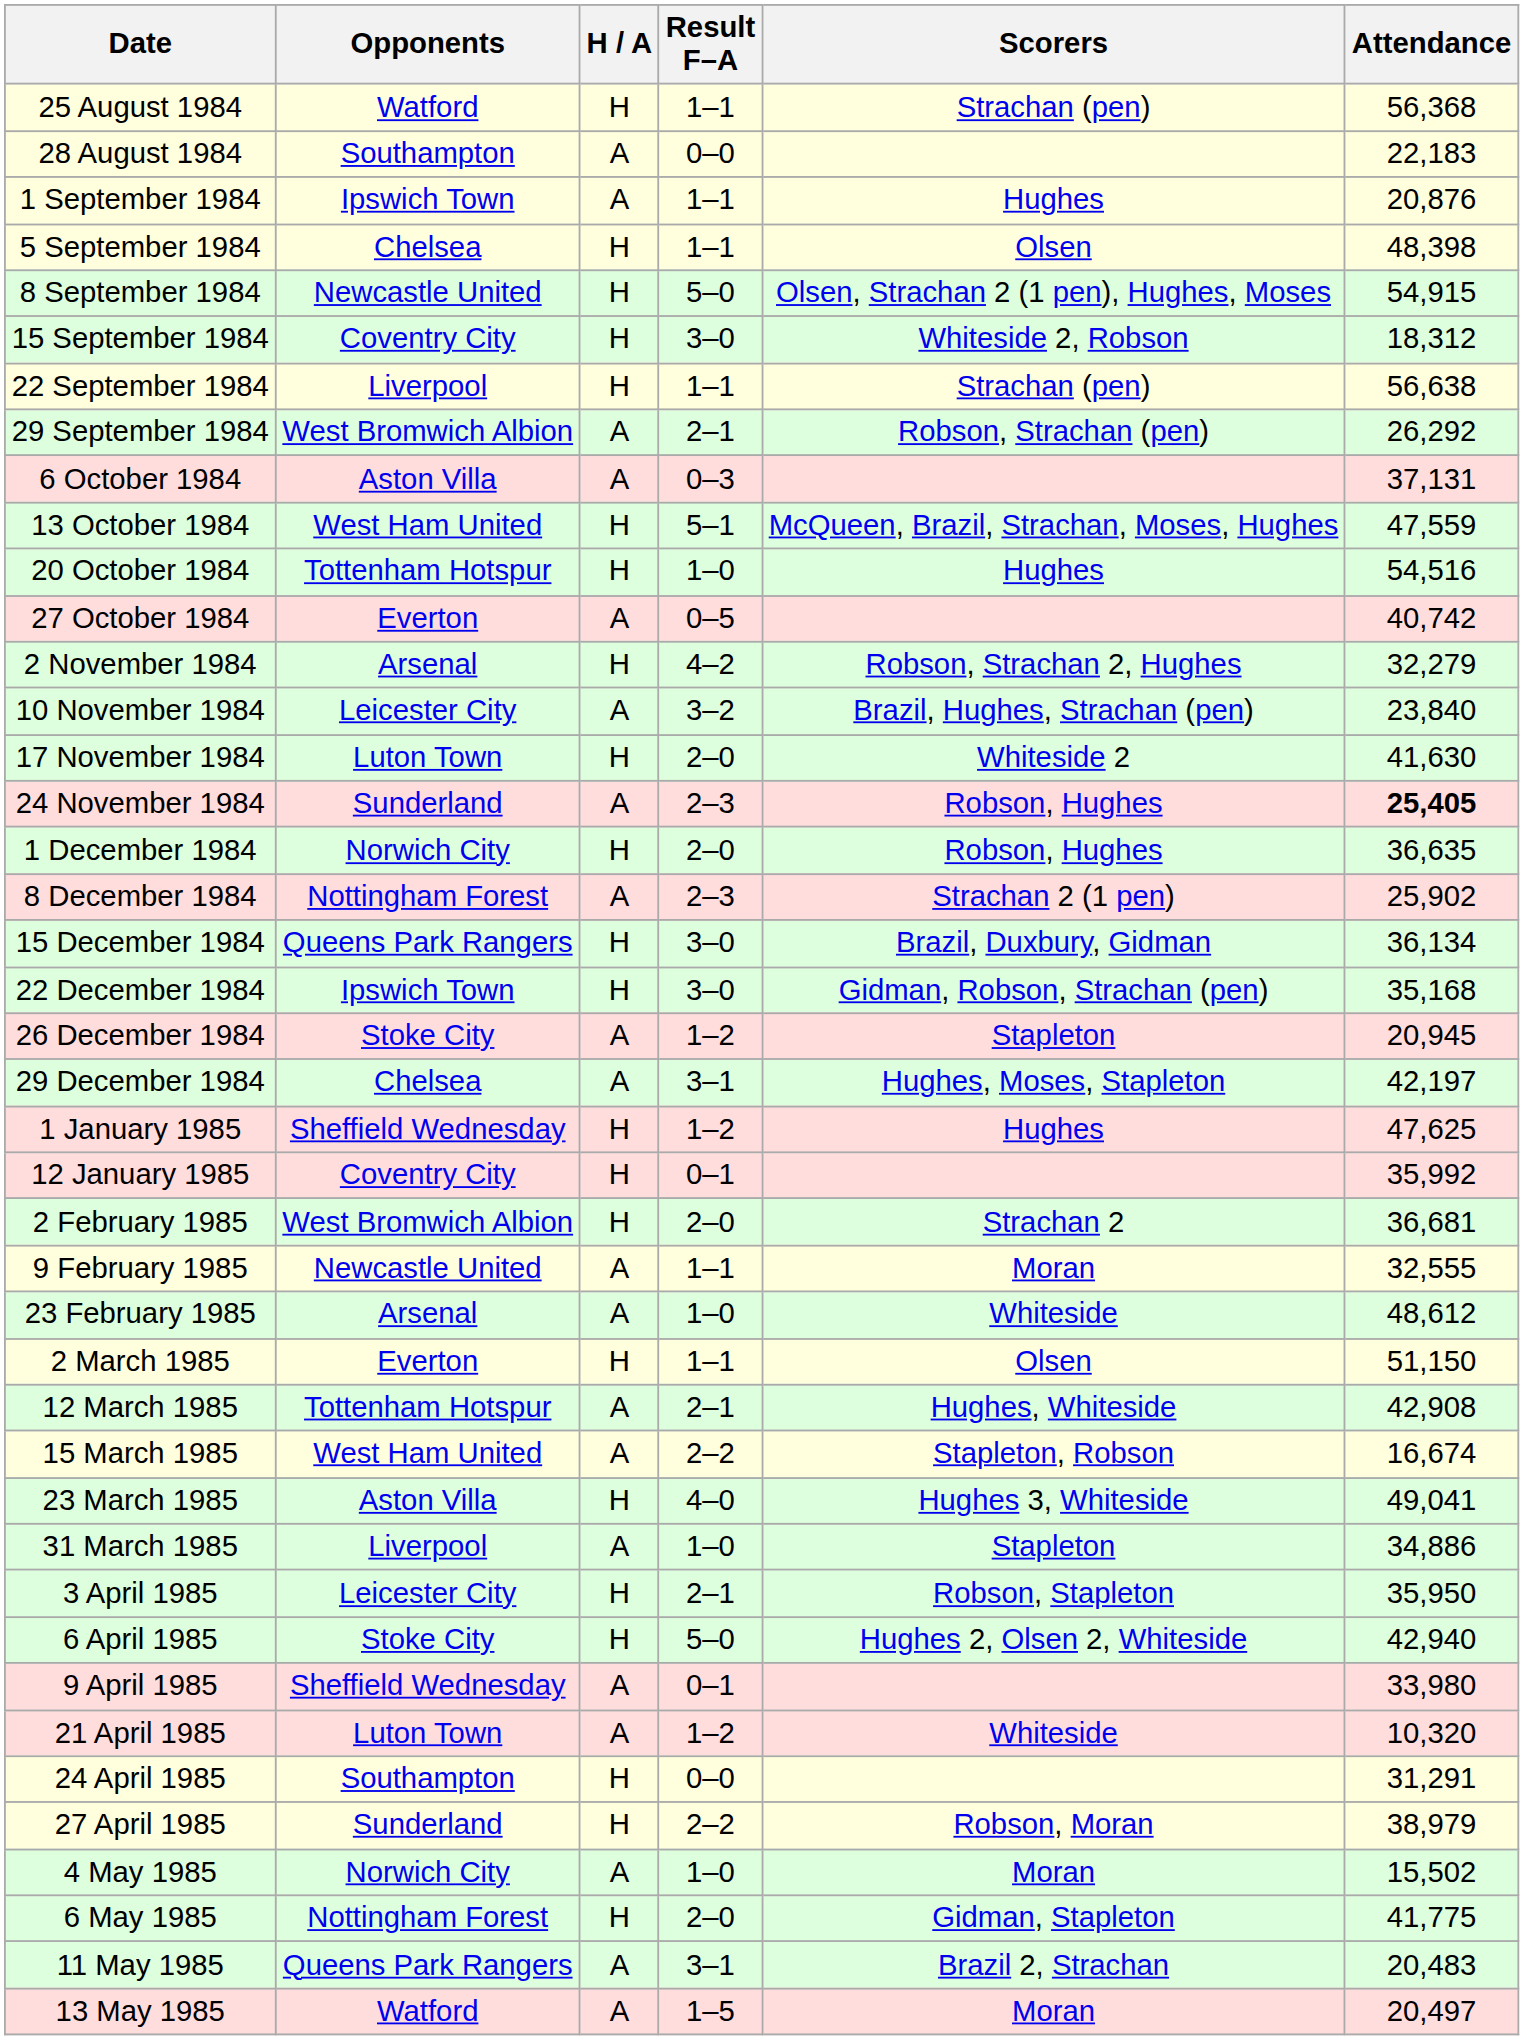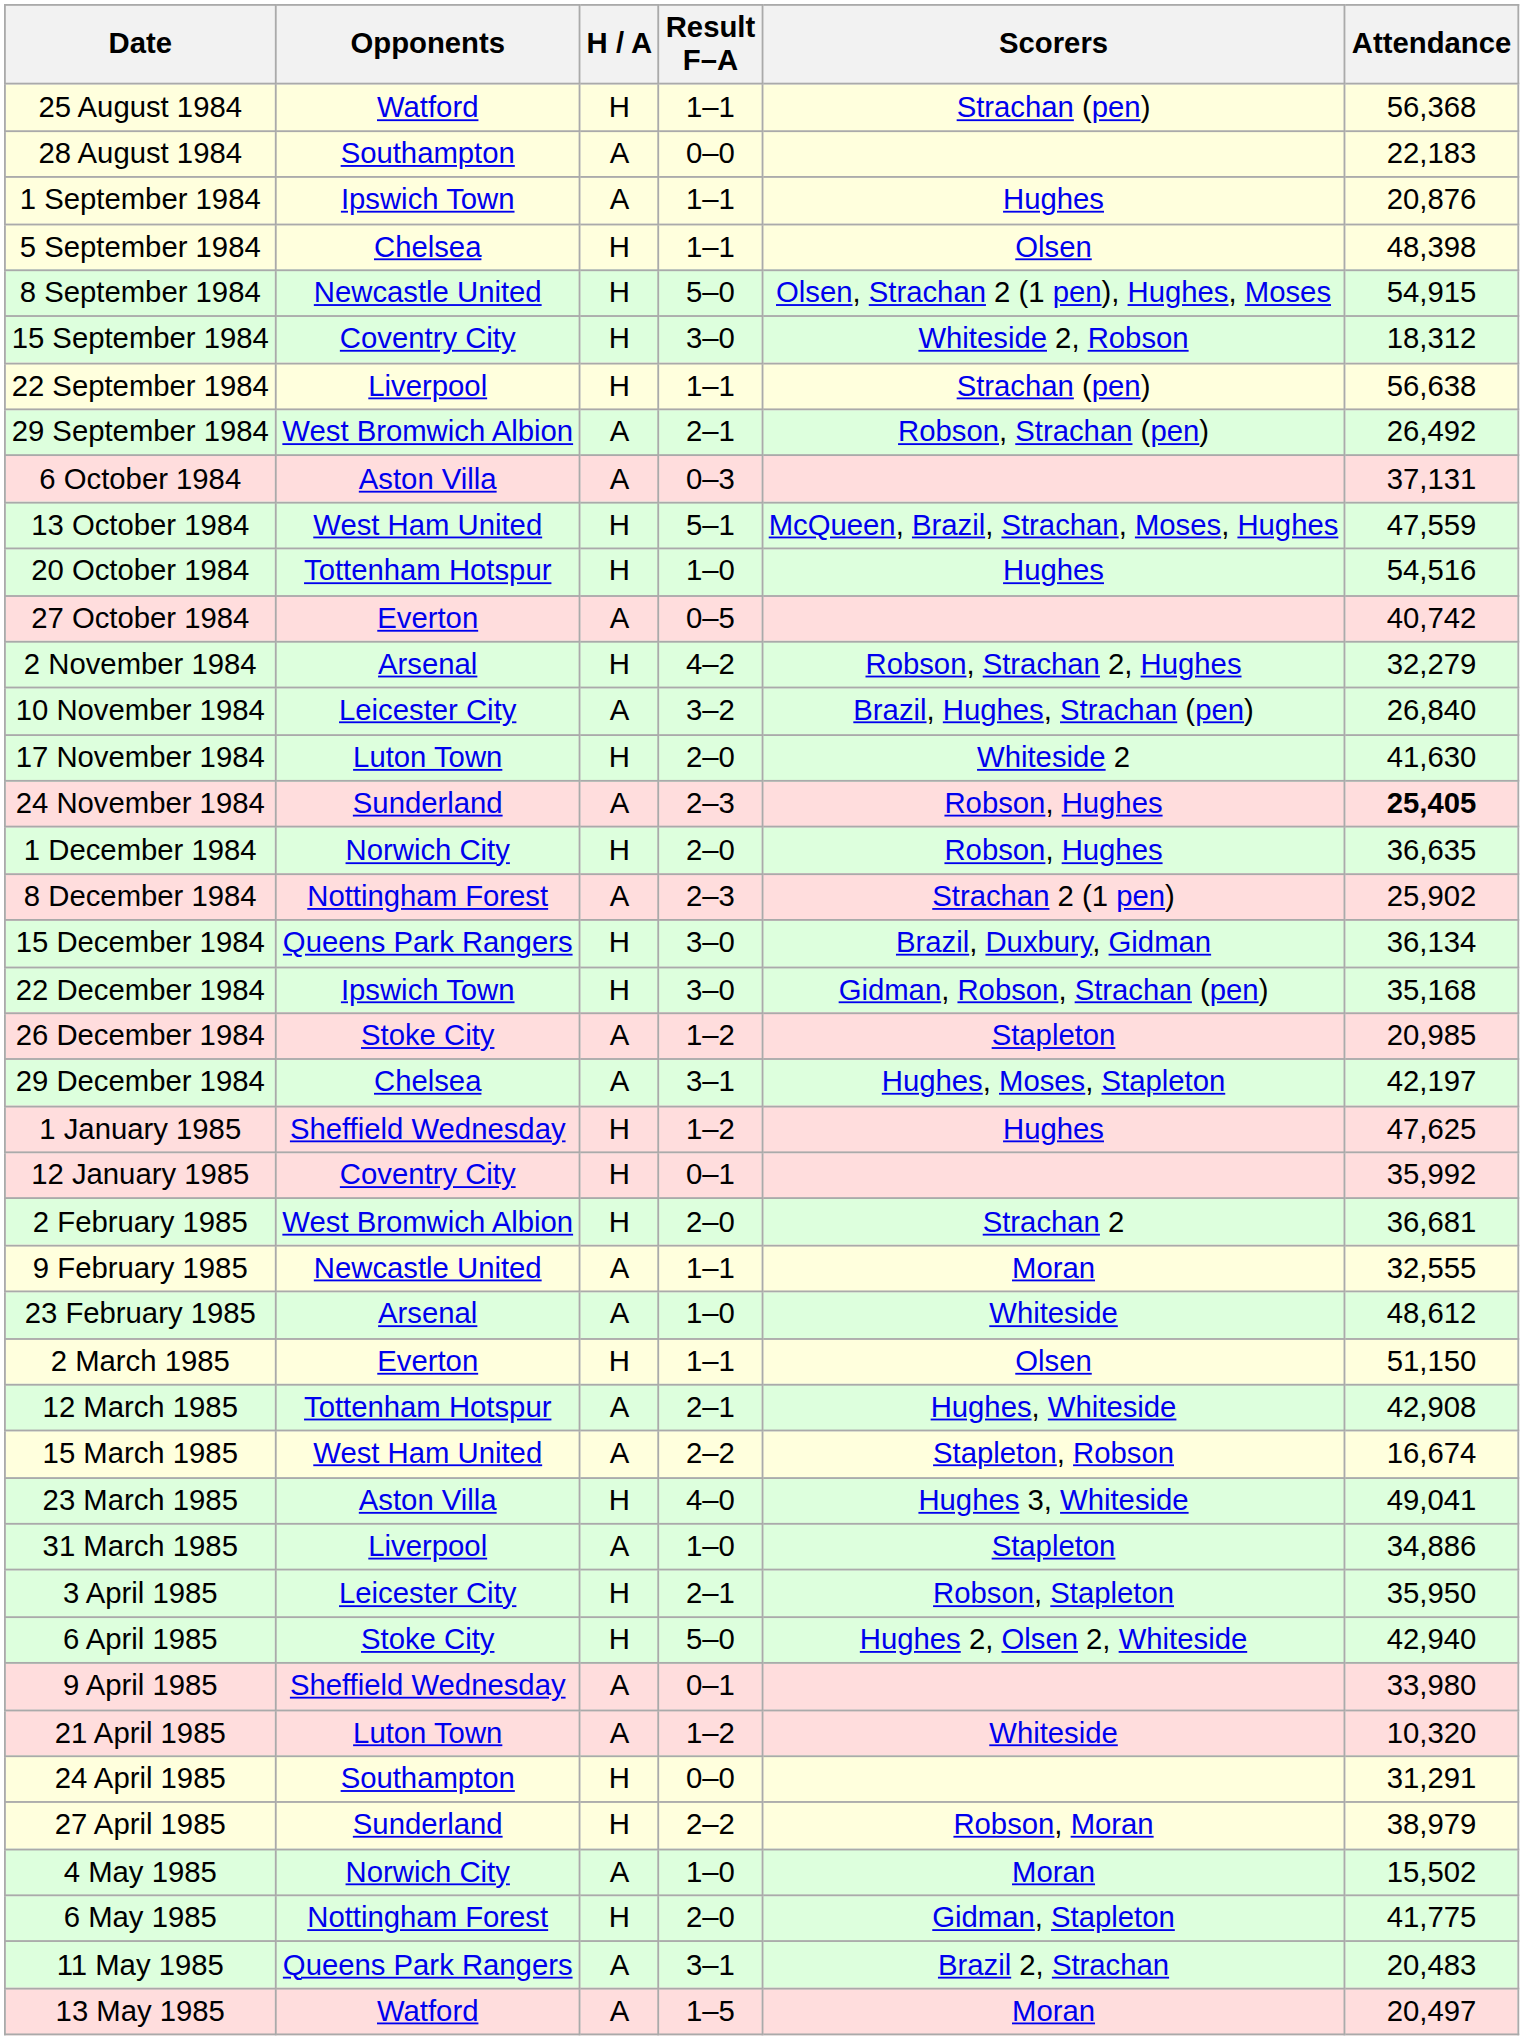(1432, 432) 26,292 -> (1432, 432) 26,492
(1432, 710) 23,840 -> (1432, 710) 26,840
(1432, 1035) 20,945 -> (1432, 1035) 20,985
